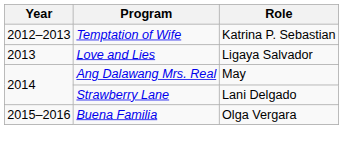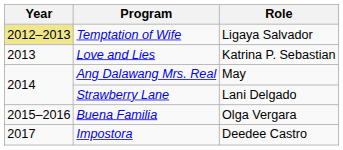(39, 34) no background -> (39, 34) khaki background
(279, 34) Katrina P. Sebastian -> (267, 34) Ligaya Salvador
(267, 54) Ligaya Salvador -> (279, 54) Katrina P. Sebastian
+ row: (105, 134)
